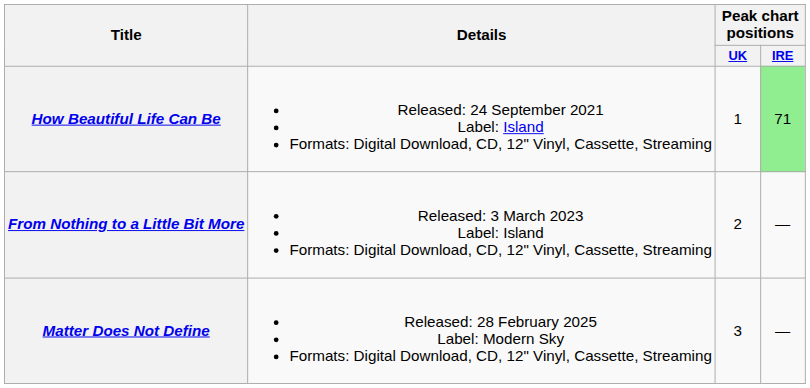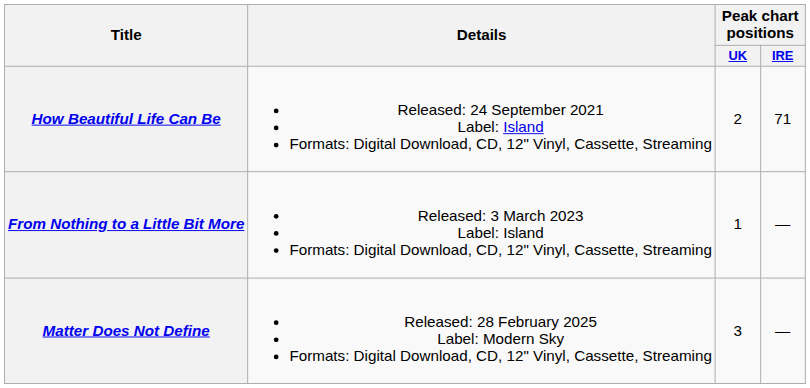(738, 118) 1 -> (738, 118) 2
(783, 118) lightgreen background -> (783, 118) no background
(738, 224) 2 -> (738, 224) 1
